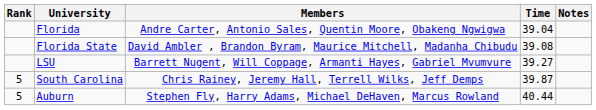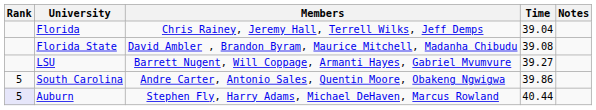(323, 30) Andre Carter, Antonio Sales, Quentin Moore, Obakeng Ngwigwa -> (323, 30) Chris Rainey, Jeremy Hall, Terrell Wilks, Jeff Demps
(323, 80) Chris Rainey, Jeremy Hall, Terrell Wilks, Jeff Demps -> (323, 80) Andre Carter, Antonio Sales, Quentin Moore, Obakeng Ngwigwa
(538, 80) 39.87 -> (538, 80) 39.86
(19, 96) no background -> (19, 96) lavender background
